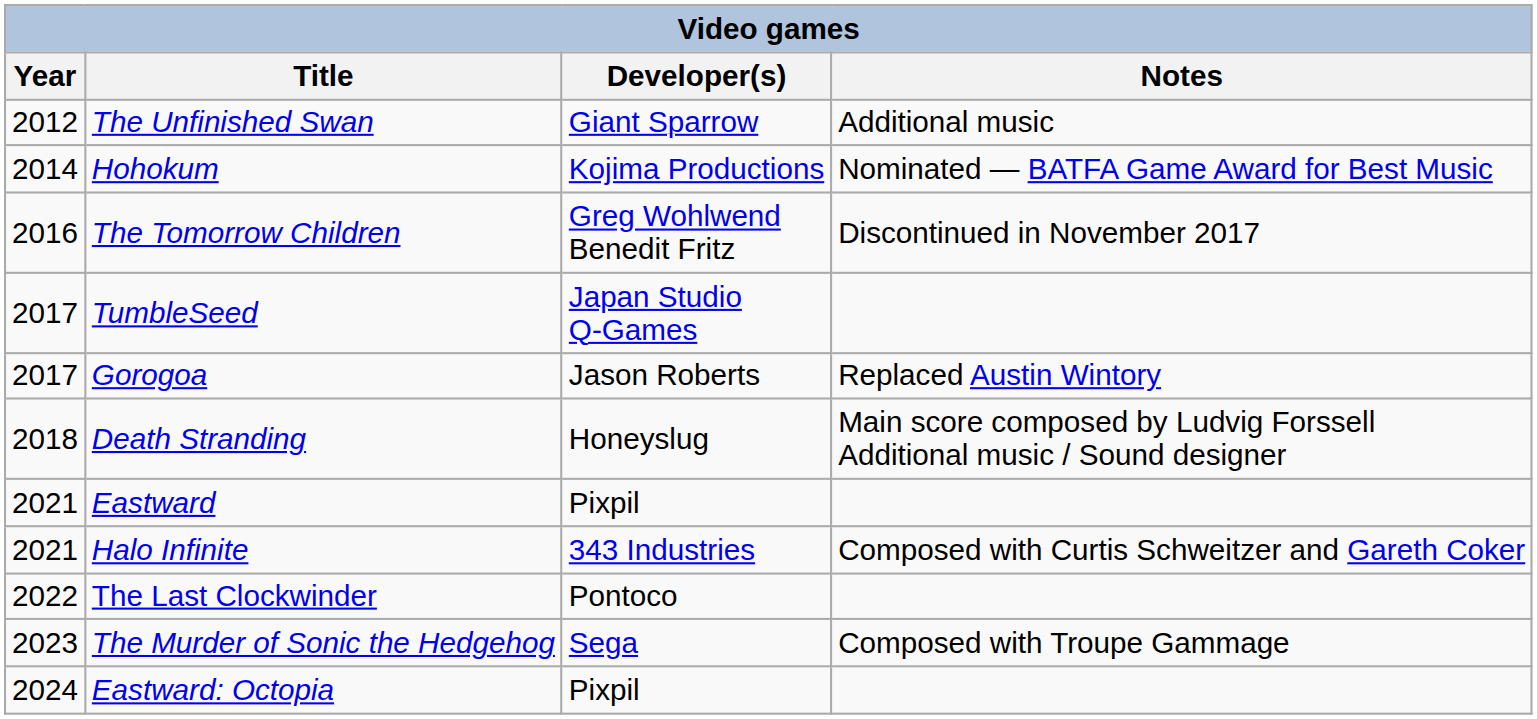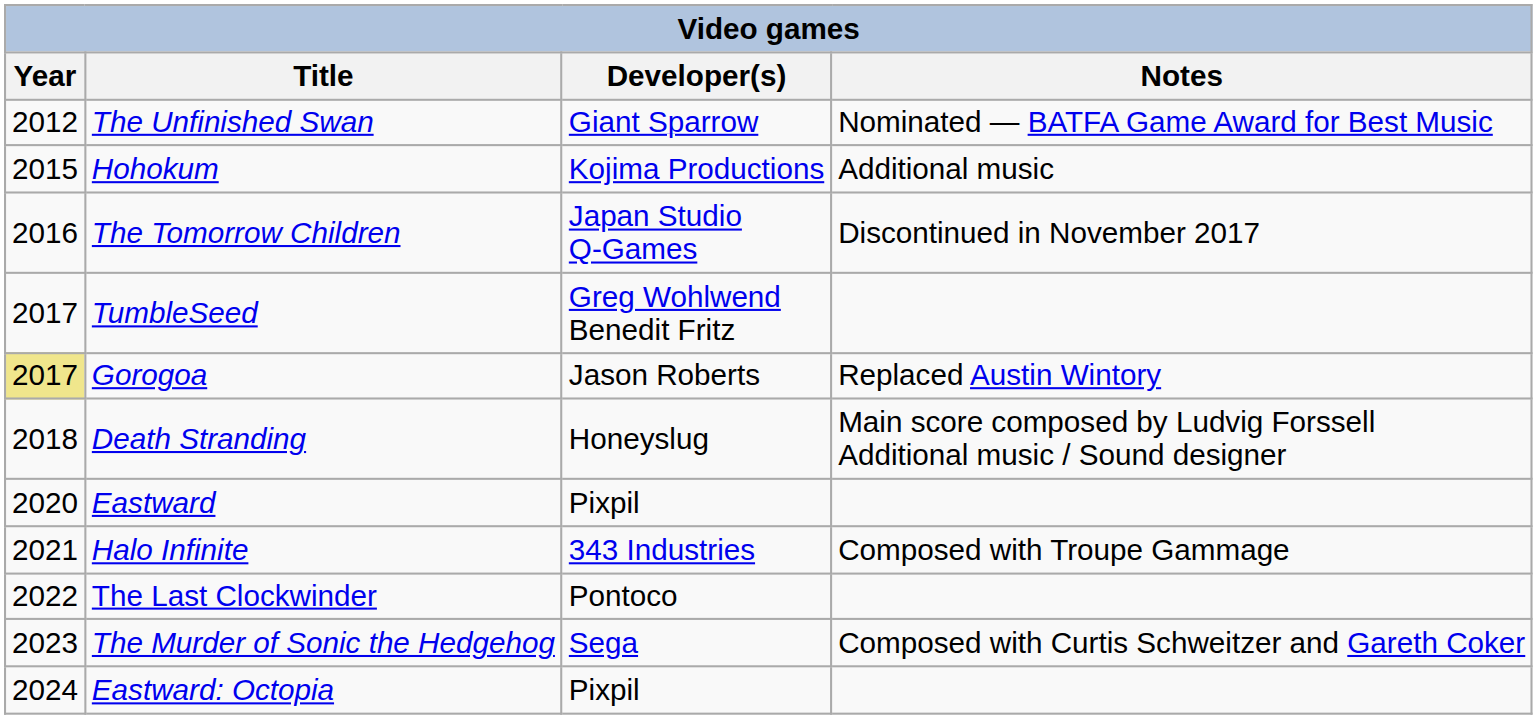(946, 123) Additional music -> (1165, 123) Nominated — BATFA Game Award for Best Music
(45, 169) 2014 -> (45, 169) 2015
(1165, 169) Nominated — BATFA Game Award for Best Music -> (946, 169) Additional music
(675, 233) Greg Wohlwend Benedit Fritz -> (655, 233) Japan Studio Q-Games
(655, 313) Japan Studio Q-Games -> (675, 313) Greg Wohlwend Benedit Fritz
(45, 376) no background -> (45, 376) khaki background
(45, 503) 2021 -> (45, 503) 2020
(1182, 550) Composed with Curtis Schweitzer and Gareth Coker -> (1064, 550) Composed with Troupe Gammage
(1064, 643) Composed with Troupe Gammage -> (1182, 643) Composed with Curtis Schweitzer and Gareth Coker
